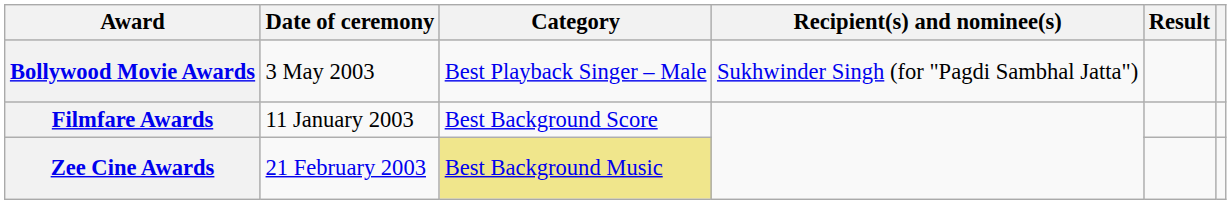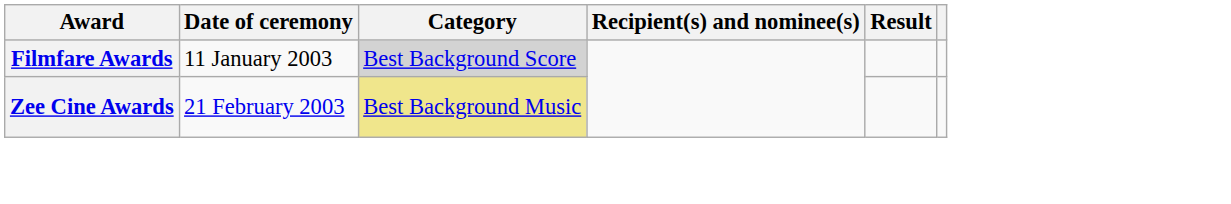- row: (133, 70)
(551, 119) no background -> (470, 58) lightgrey background
